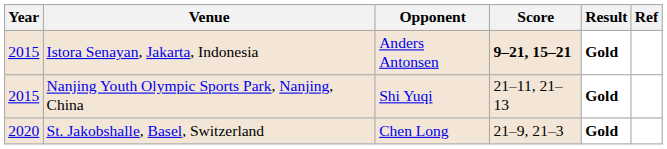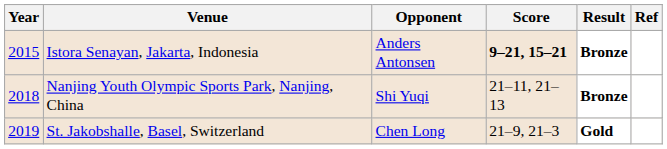(602, 52) Gold -> (604, 52) Bronze
(24, 96) 2015 -> (24, 96) 2018
(602, 96) Gold -> (604, 96) Bronze
(24, 131) 2020 -> (24, 131) 2019
